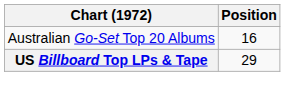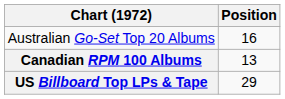+ row: (111, 60)
